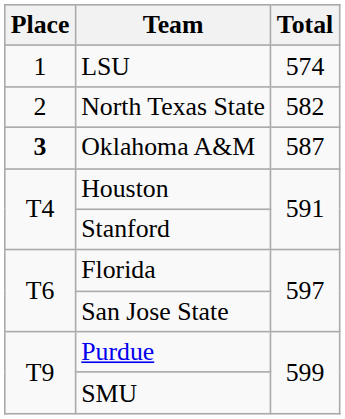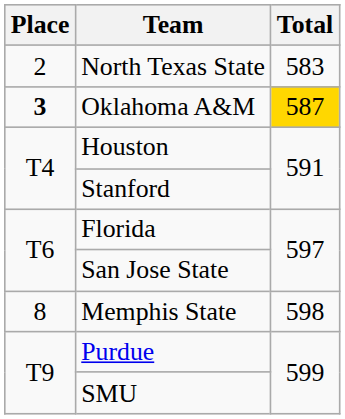- row: (106, 65)
(305, 106) 582 -> (305, 65) 583
(305, 147) no background -> (305, 106) gold background
+ row: (159, 310)
